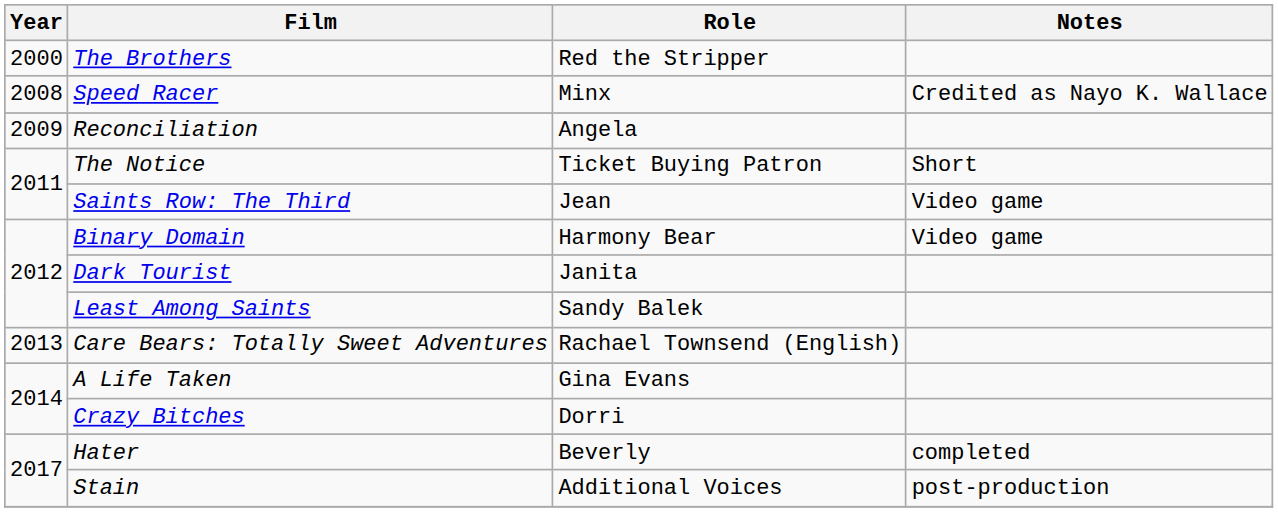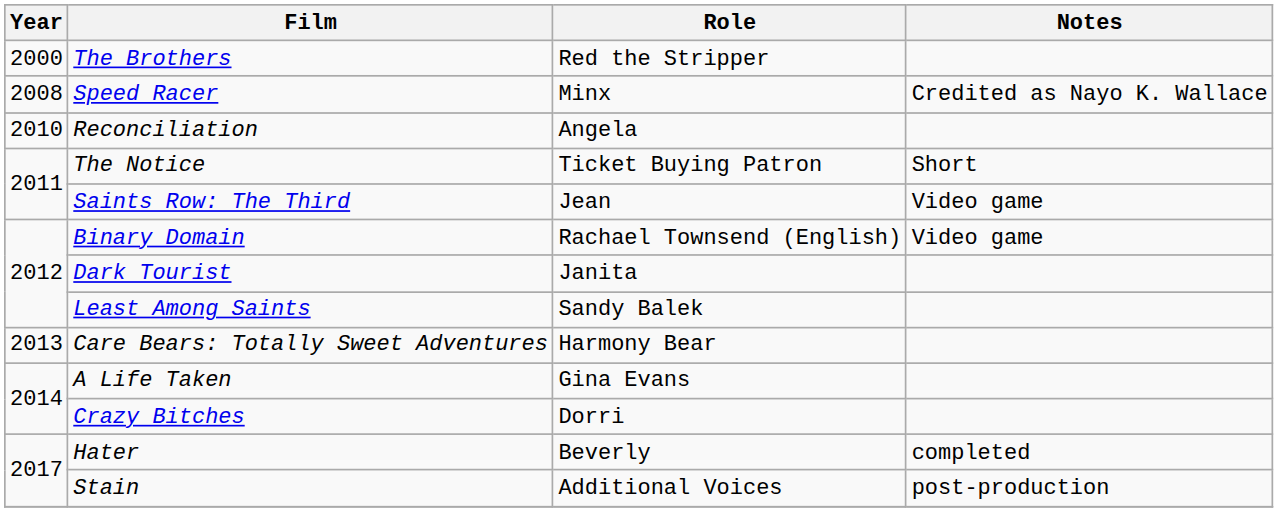(36, 130) 2009 -> (36, 130) 2010
(638, 238) Harmony Bear -> (730, 238) Rachael Townsend (English)
(730, 345) Rachael Townsend (English) -> (638, 345) Harmony Bear
